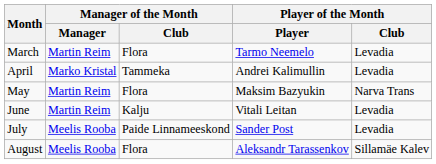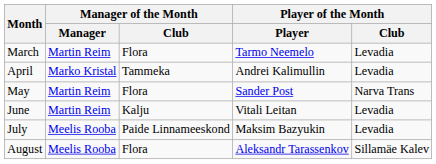(280, 91) Maksim Bazyukin -> (264, 91) Sander Post
(264, 129) Sander Post -> (280, 129) Maksim Bazyukin
